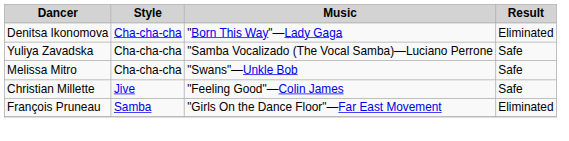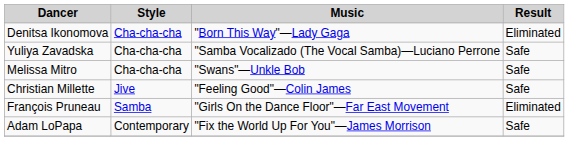+ row: (45, 126)
